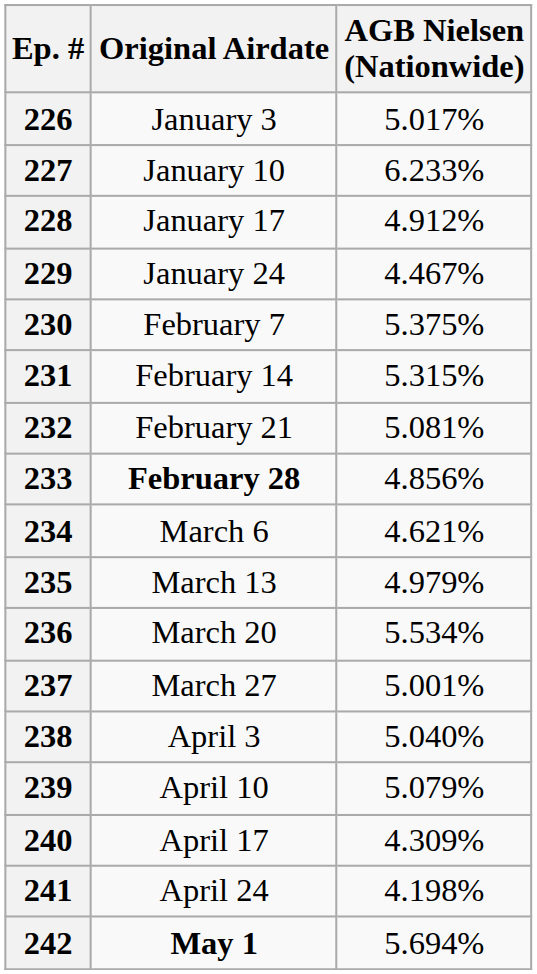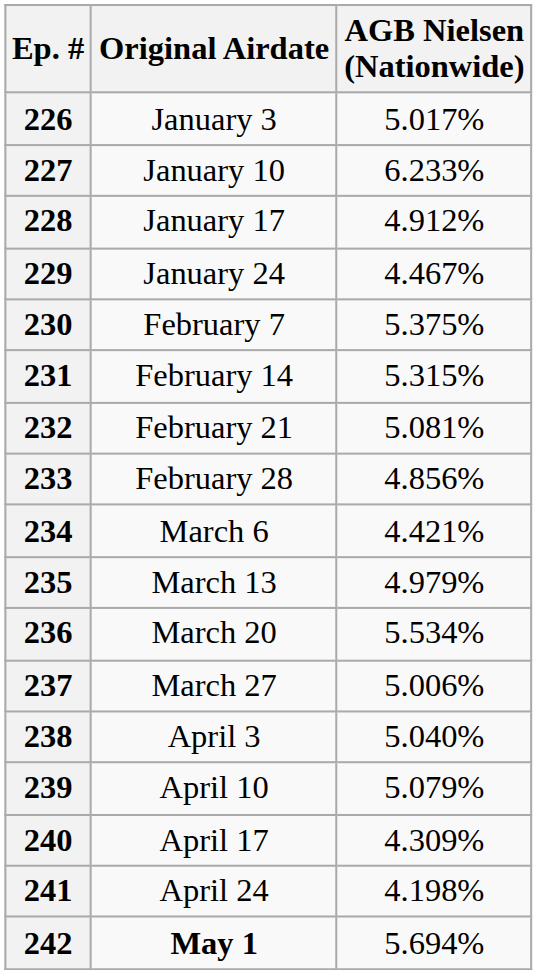(214, 478) bold -> (214, 478) normal
(434, 530) 4.621% -> (434, 530) 4.421%
(434, 684) 5.001% -> (434, 684) 5.006%
